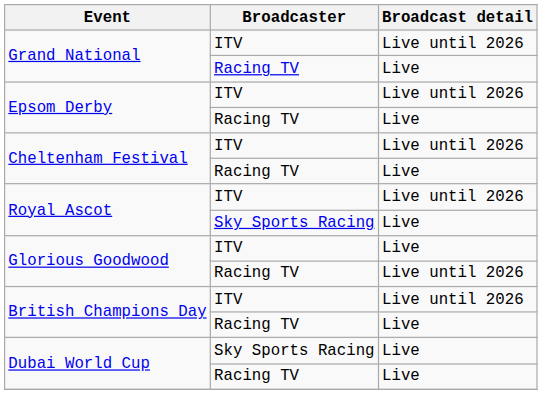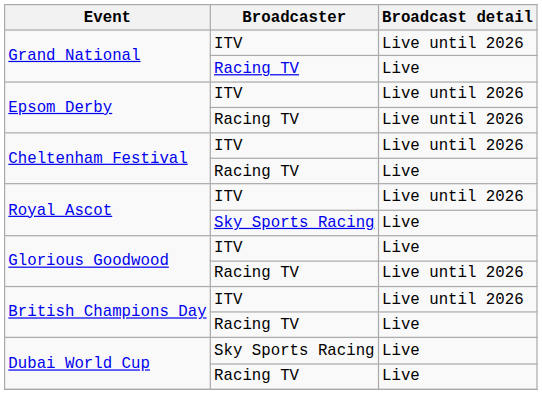(401, 120) Live -> (453, 120) Live until 2026
